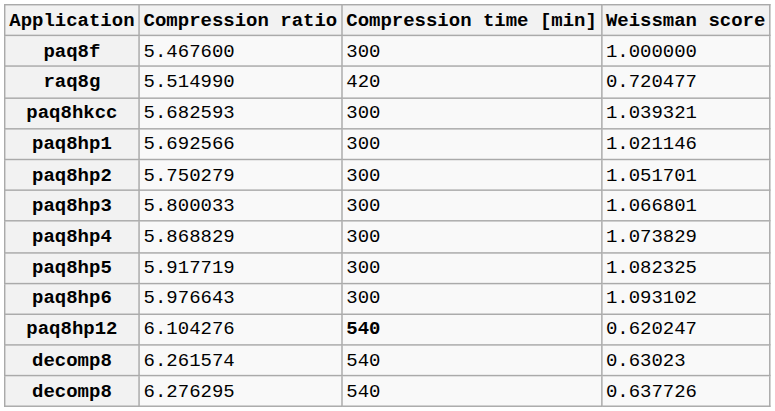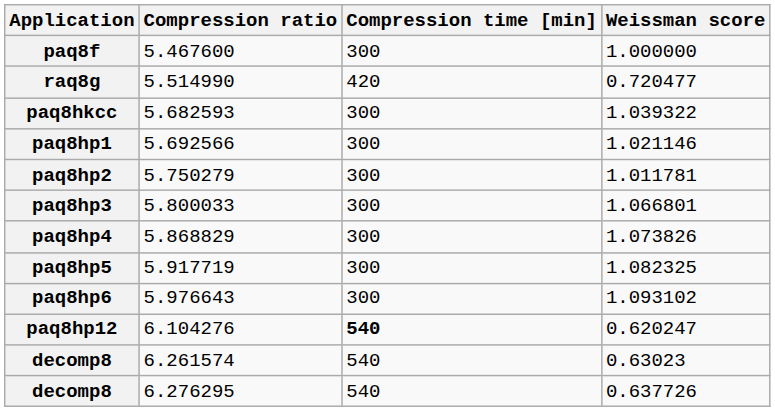(651, 113) 1.039321 -> (651, 113) 1.039322
(651, 175) 1.051701 -> (651, 175) 1.011781
(651, 237) 1.073829 -> (651, 237) 1.073826
